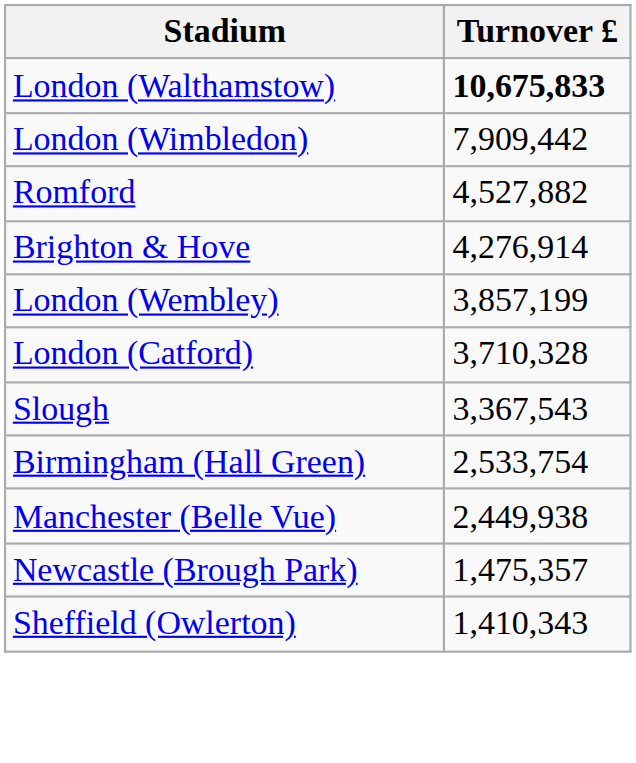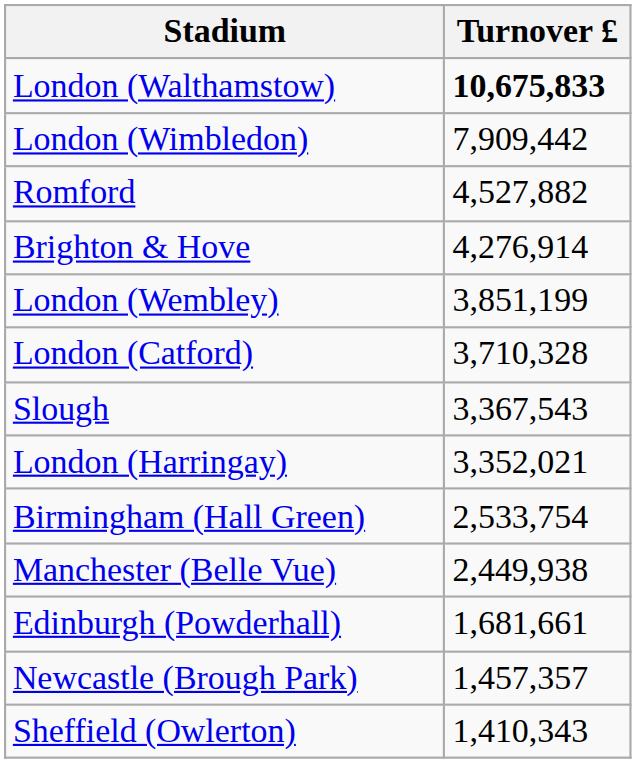(520, 300) 3,857,199 -> (520, 300) 3,851,199
+ row: (150, 461)
+ row: (177, 623)
(520, 569) 1,475,357 -> (520, 676) 1,457,357
